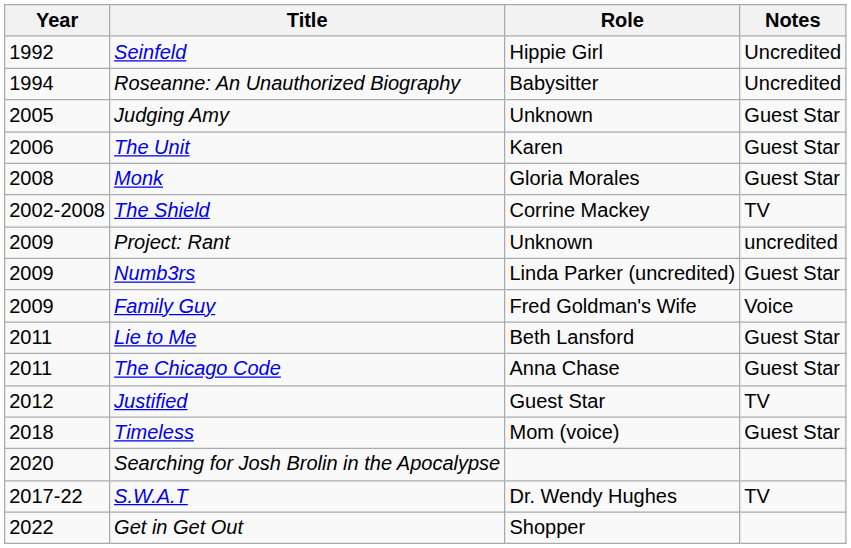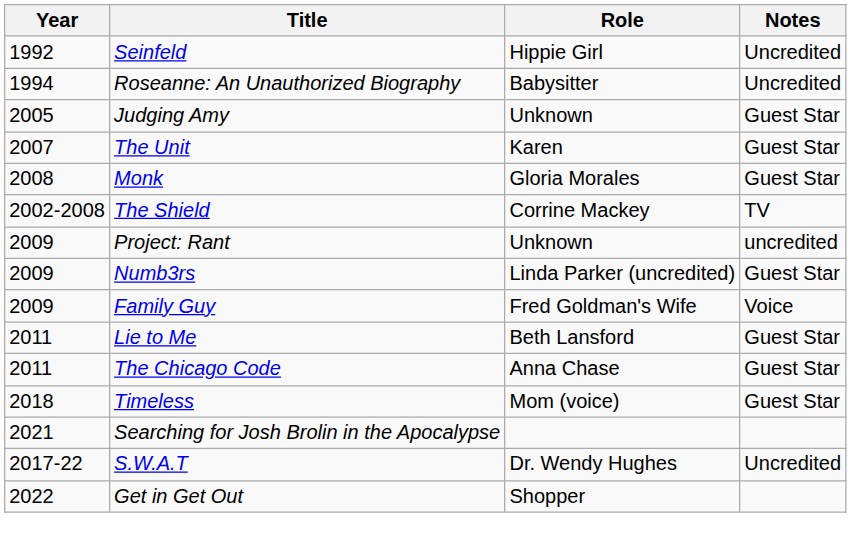(31, 147) 2006 -> (31, 147) 2007
- row: (151, 400)
(31, 464) 2020 -> (31, 432) 2021
(757, 496) TV -> (793, 464) Uncredited
